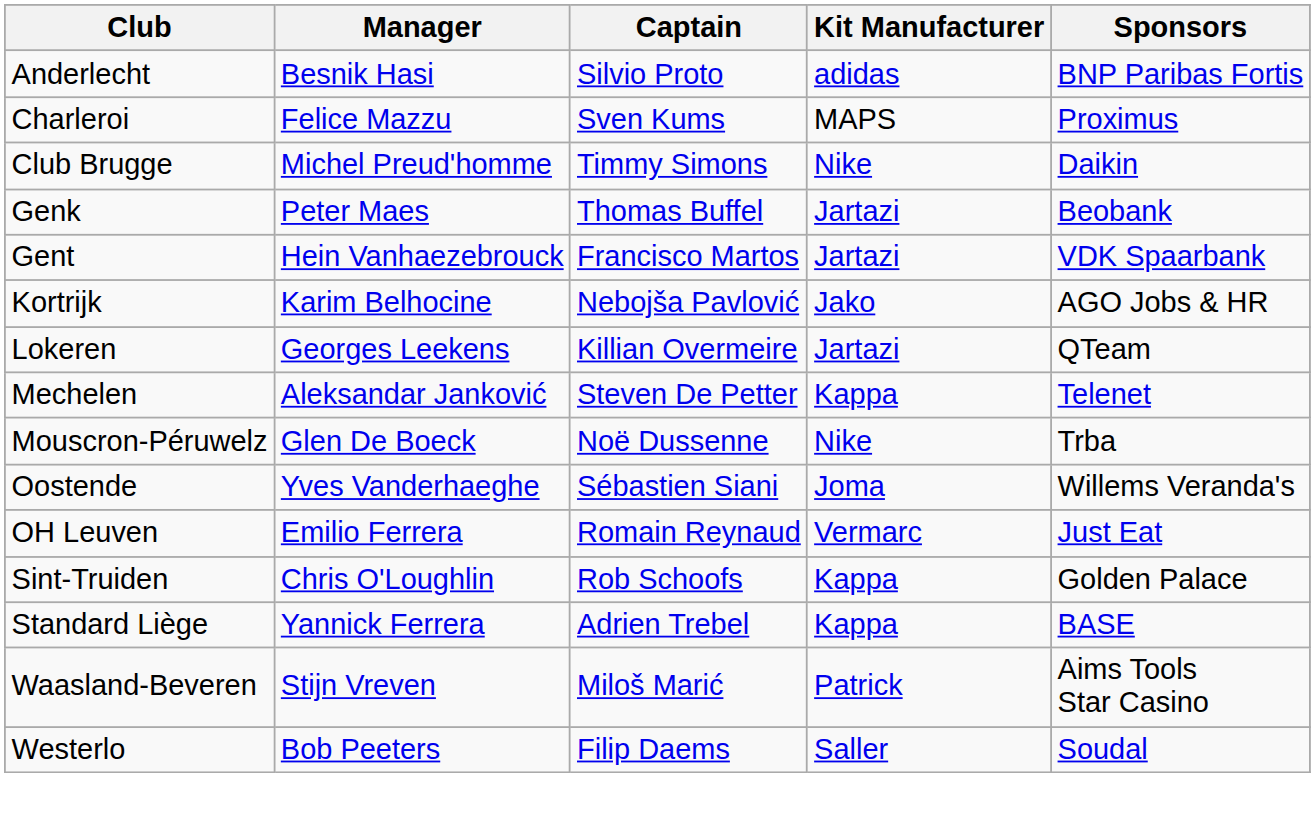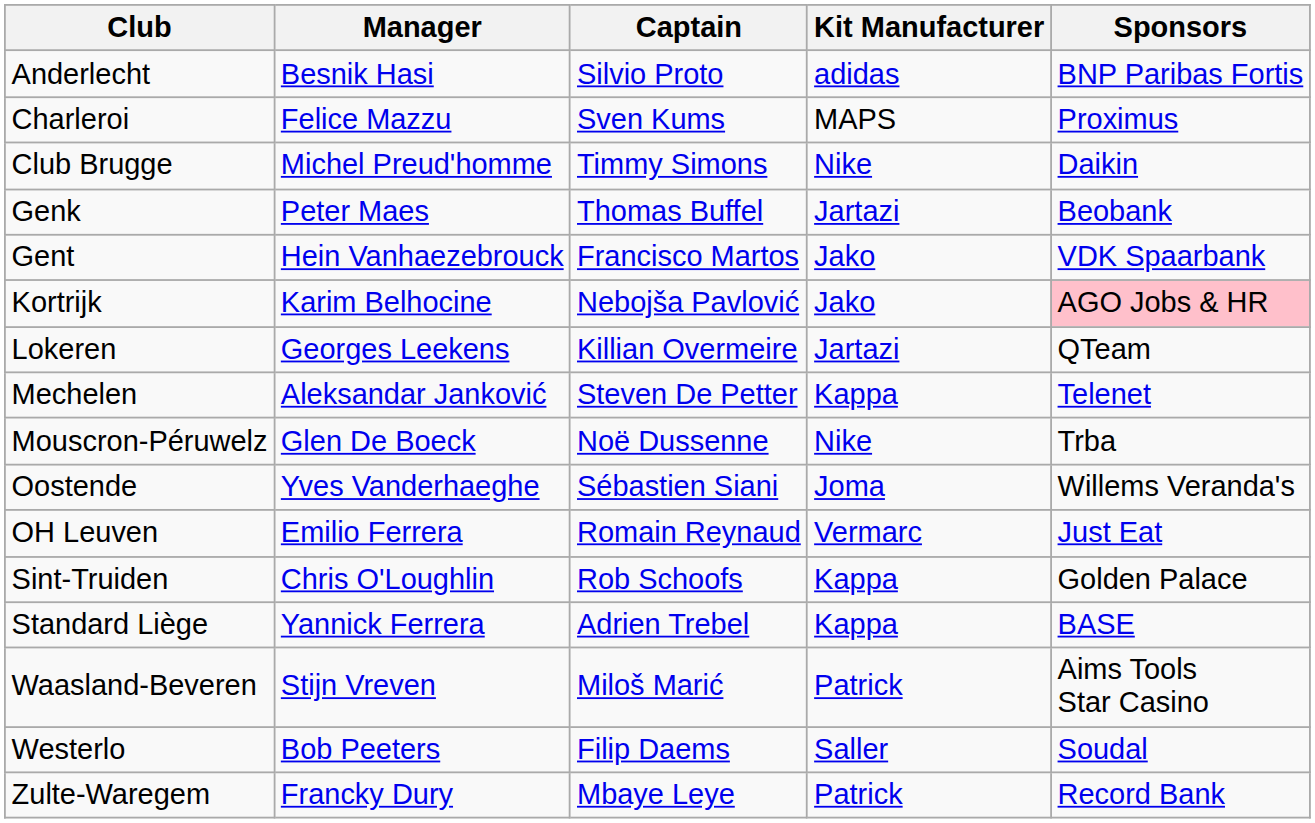(857, 257) Jartazi -> (845, 257) Jako
(1163, 303) no background -> (1163, 303) pink background
+ row: (111, 794)
